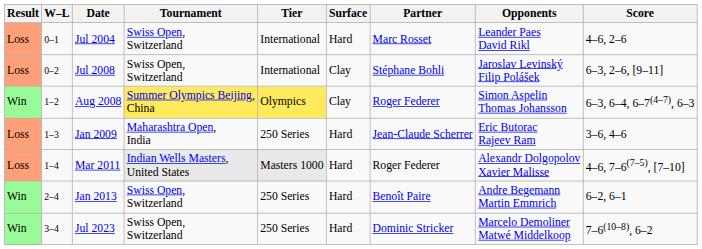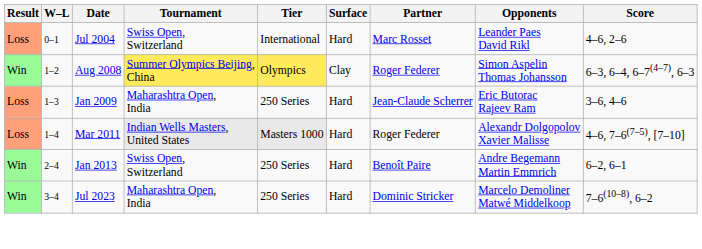- row: (95, 70)
(156, 228) Swiss Open, Switzerland -> (171, 197) Maharashtra Open, India
